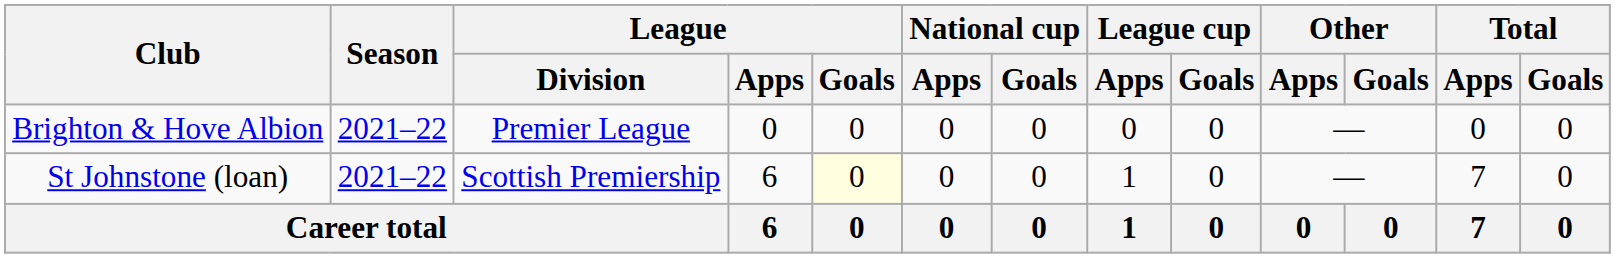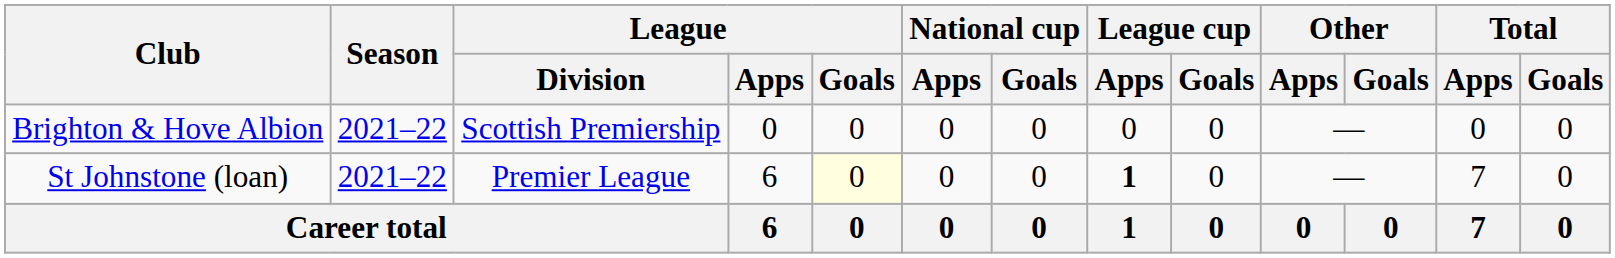(591, 128) Premier League -> (591, 128) Scottish Premiership
(591, 177) Scottish Premiership -> (591, 177) Premier League
(1129, 177) normal -> (1129, 177) bold
